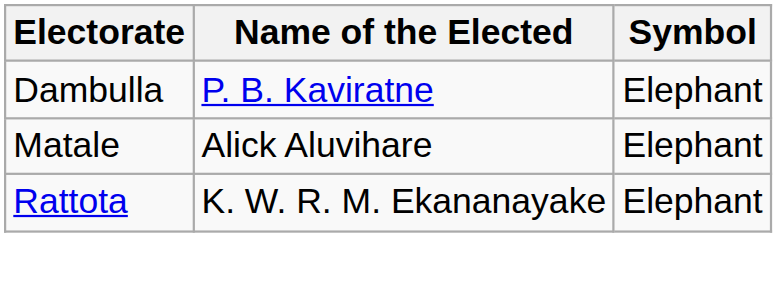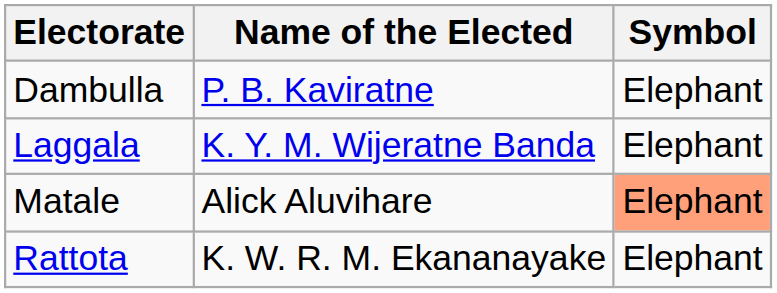+ row: (77, 145)
(693, 145) no background -> (693, 201) lightsalmon background
